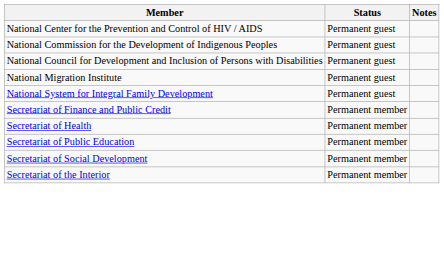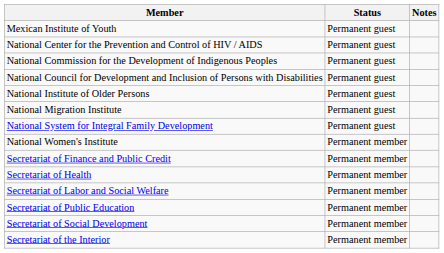+ row: (62, 28)
+ row: (78, 93)
+ row: (62, 142)
+ row: (88, 191)
